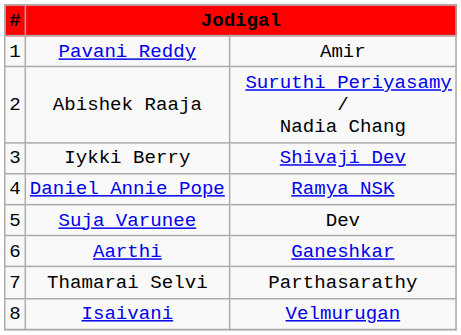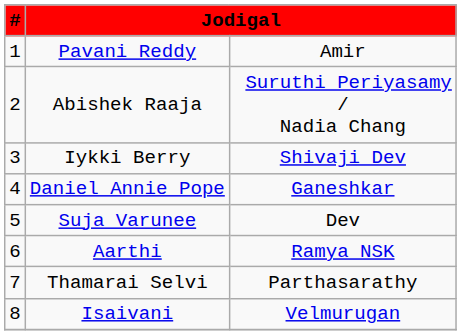(343, 189) Ramya NSK -> (343, 189) Ganeshkar
(343, 251) Ganeshkar -> (343, 251) Ramya NSK
